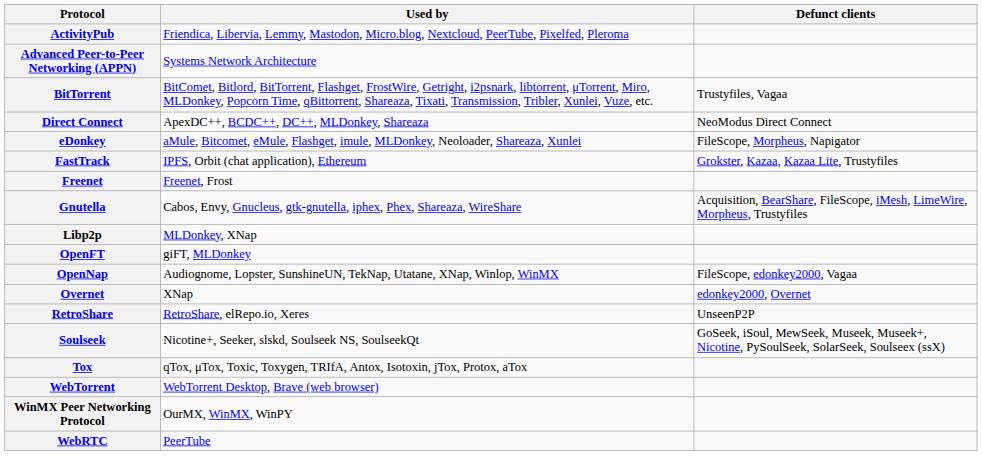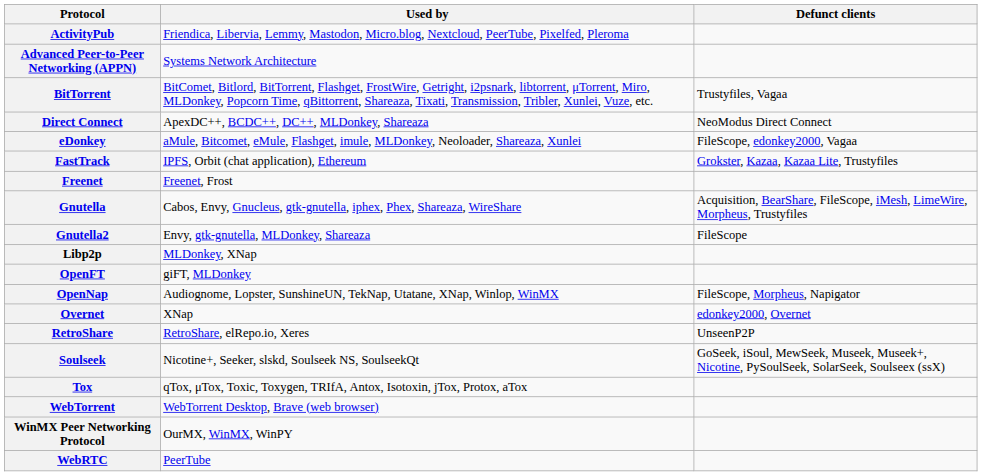(779, 141) FileScope, Morpheus, Napigator -> (777, 141) FileScope, edonkey2000, Vagaa
+ row: (82, 234)
(777, 274) FileScope, edonkey2000, Vagaa -> (779, 294) FileScope, Morpheus, Napigator
